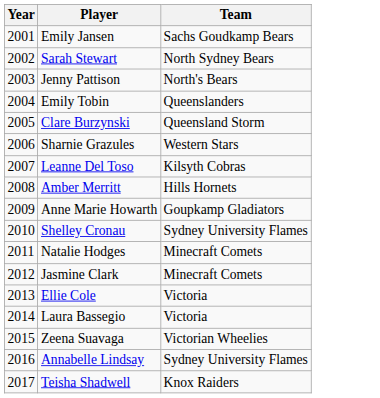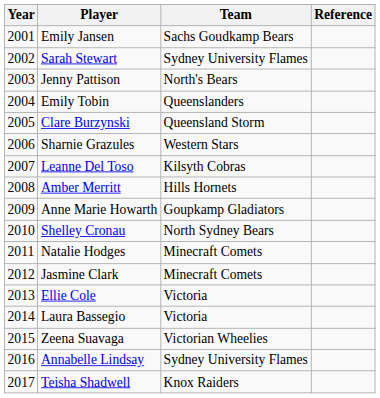+ column: (343, 15)
(219, 58) North Sydney Bears -> (236, 58) Sydney University Flames
(236, 230) Sydney University Flames -> (219, 230) North Sydney Bears
